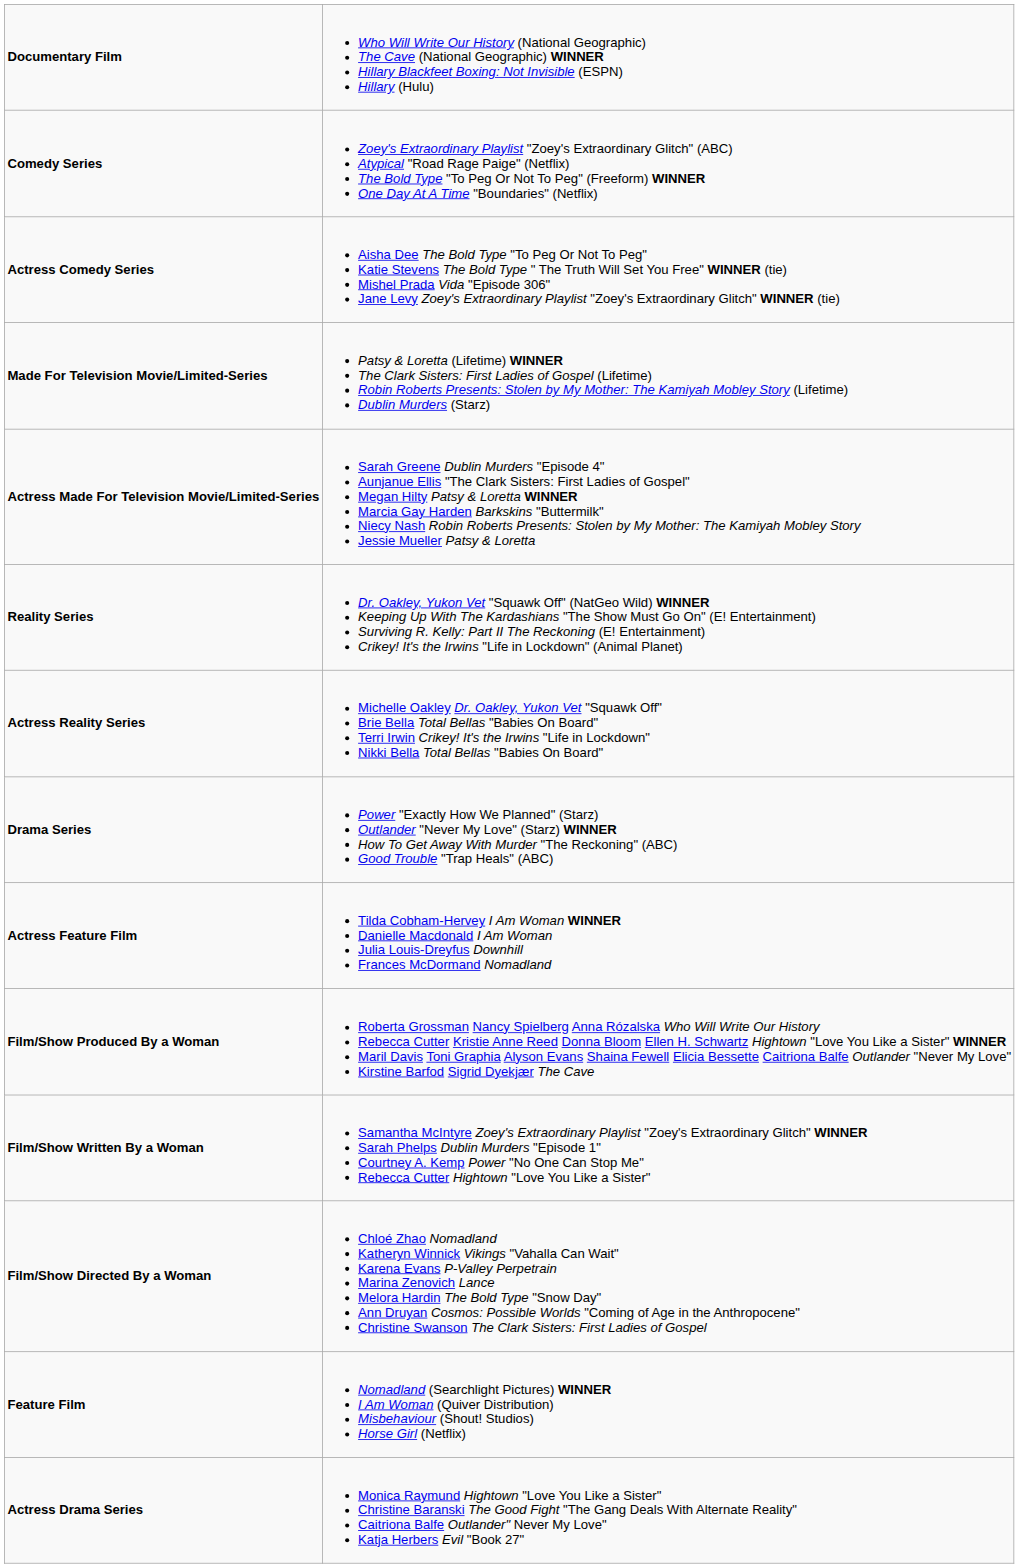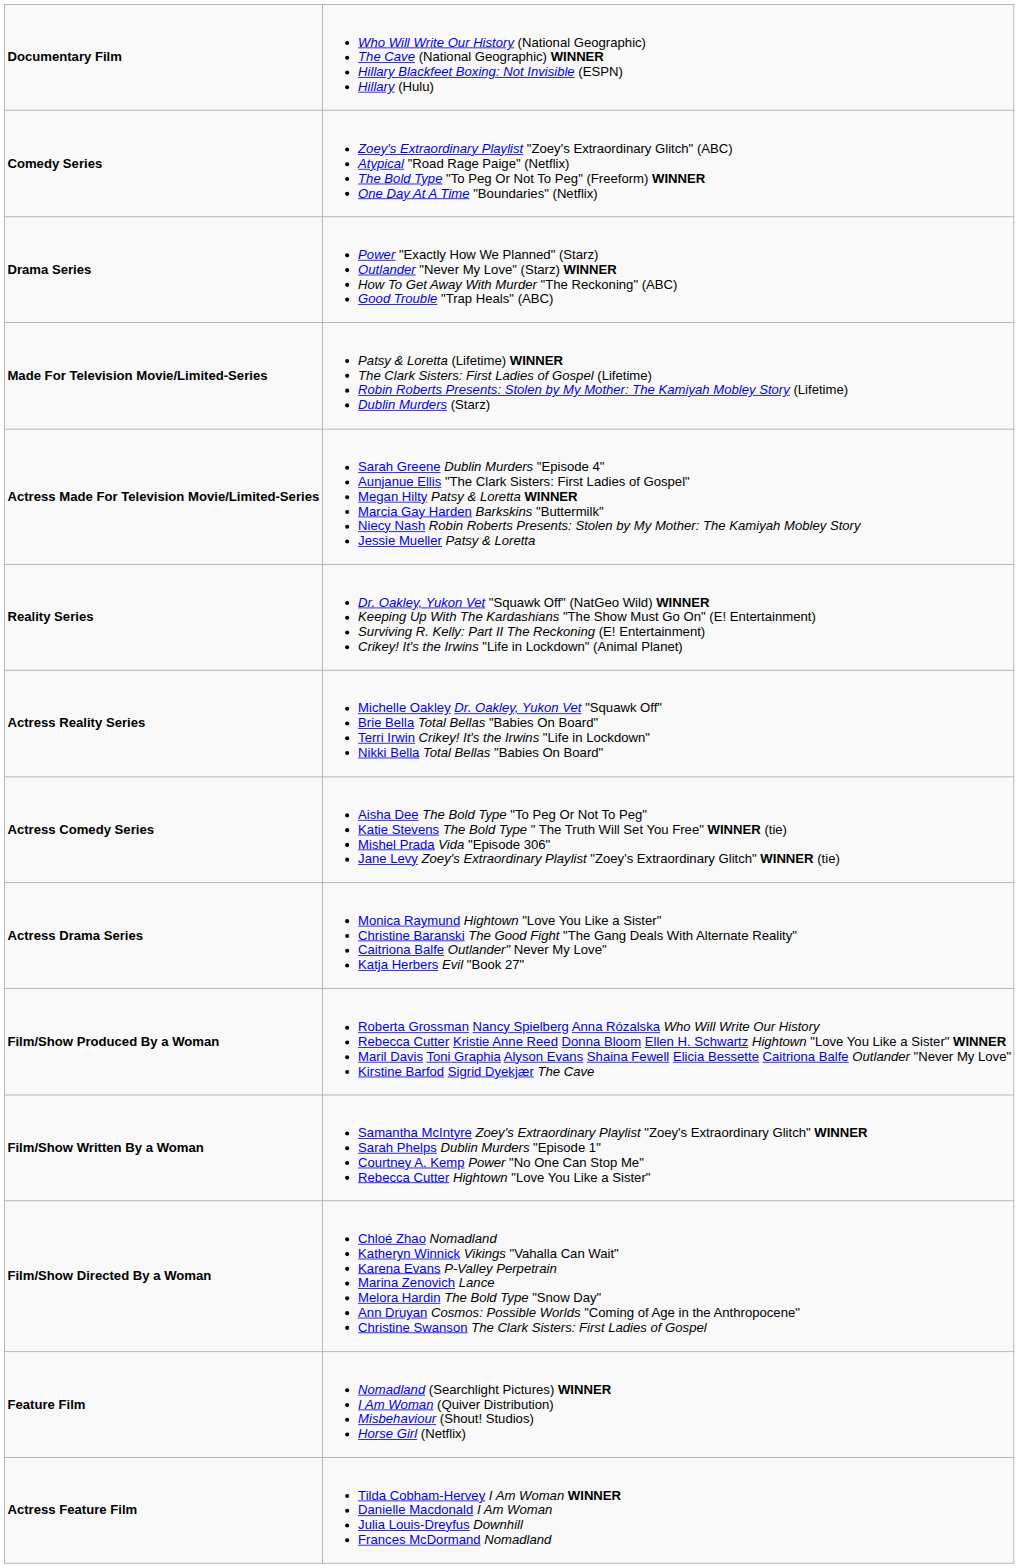rows swapped: (81, 269) <-> (49, 829)
rows swapped: (75, 1510) <-> (72, 935)
